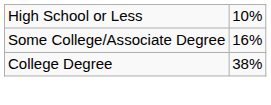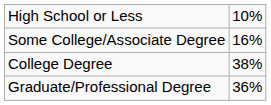+ row: (110, 88)
